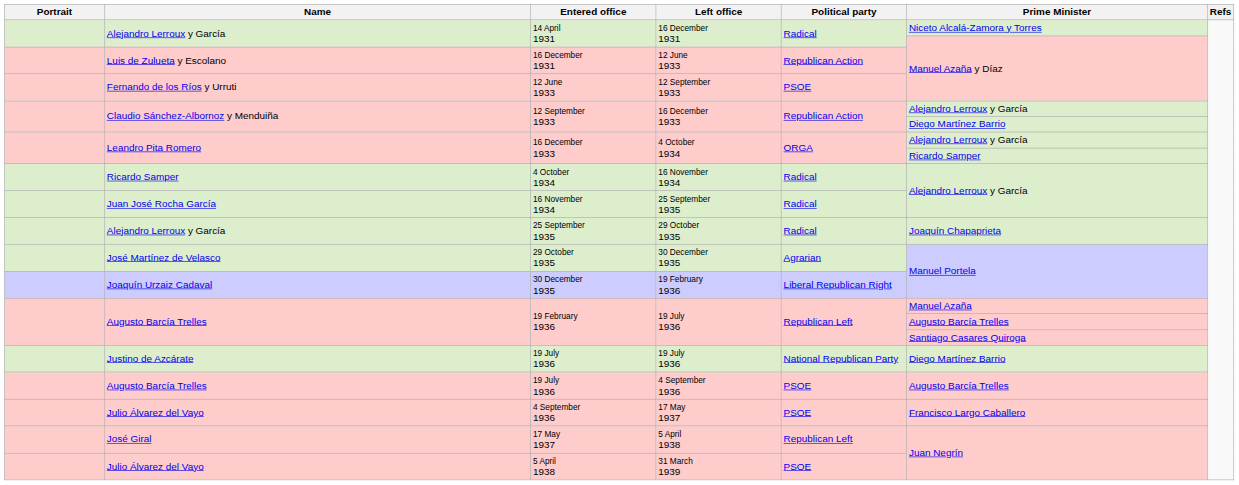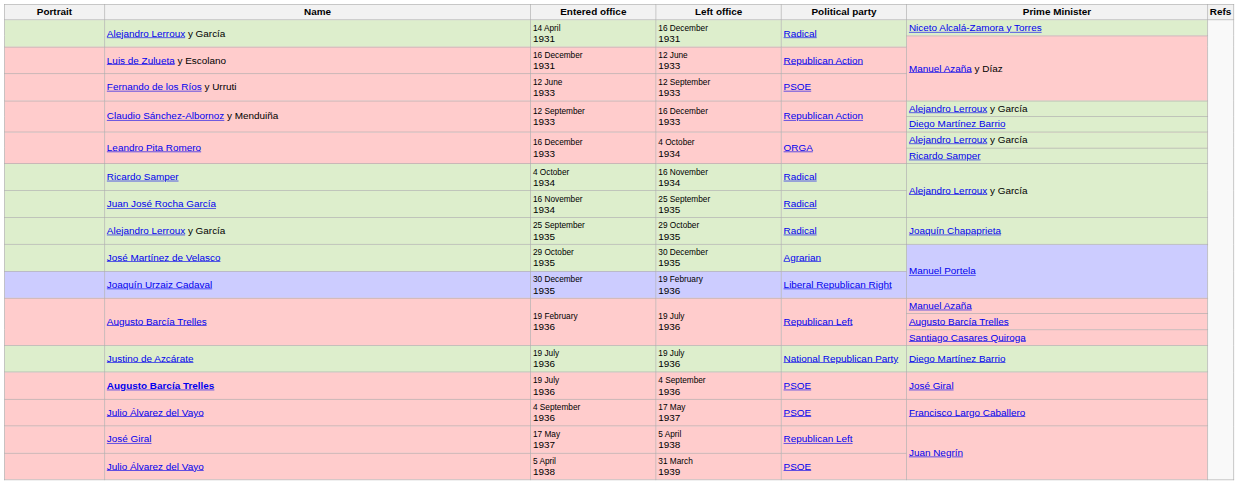(157, 385) normal -> (161, 385) bold
(959, 385) Augusto Barcía Trelles -> (931, 385) José Giral
